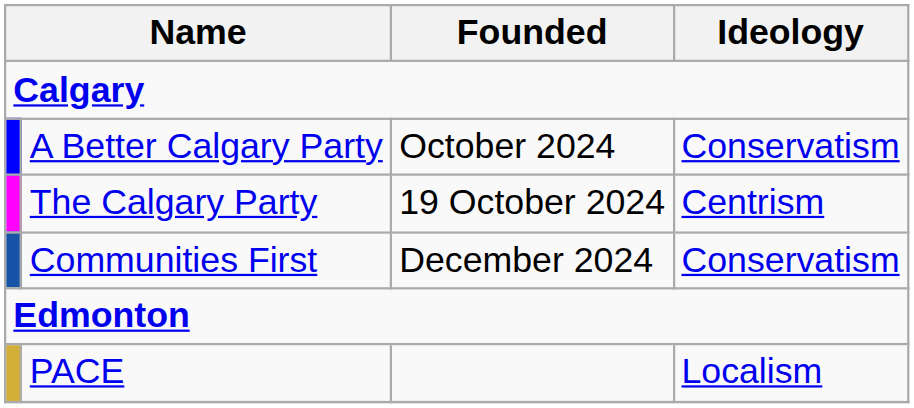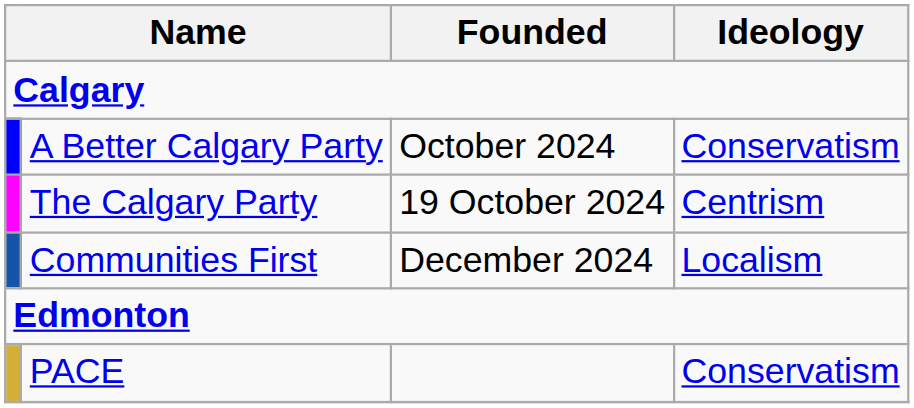(791, 259) Conservatism -> (752, 259) Localism
(752, 372) Localism -> (791, 372) Conservatism
